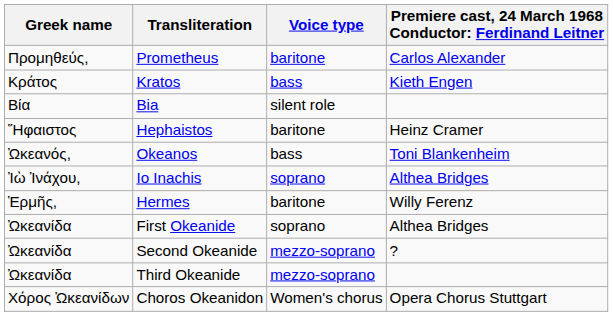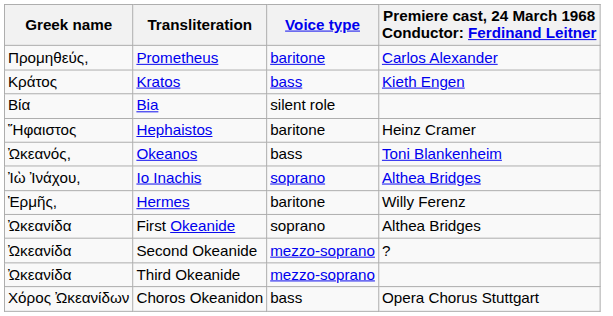(326, 298) Women's chorus -> (286, 298) bass
